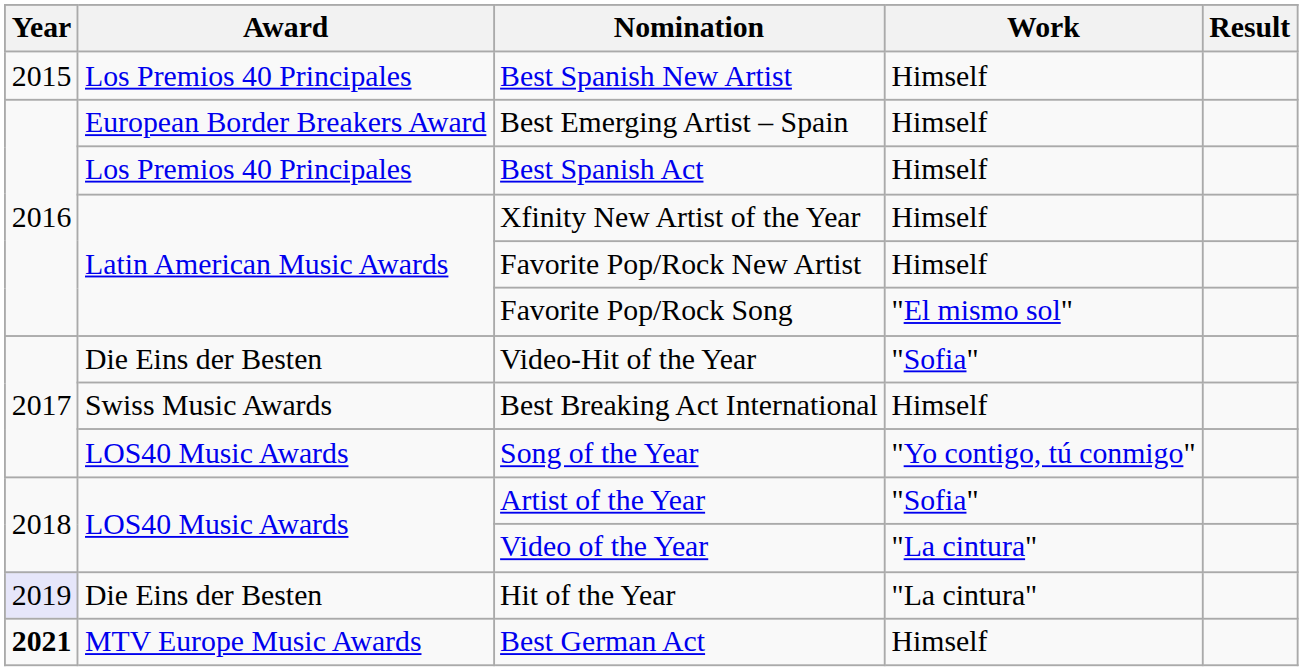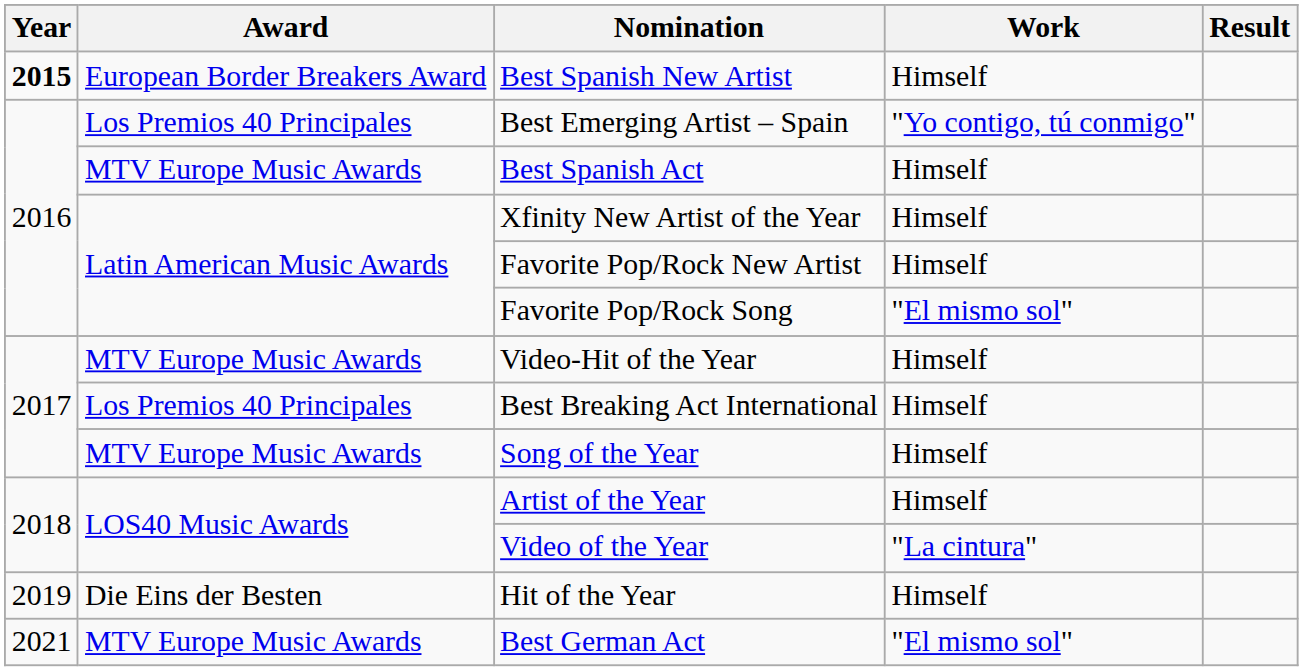(42, 75) normal -> (42, 75) bold
(248, 75) Los Premios 40 Principales -> (286, 75) European Border Breakers Award
(286, 122) European Border Breakers Award -> (248, 122) Los Premios 40 Principales
(939, 122) Himself -> (1044, 122) "Yo contigo, tú conmigo"
(248, 169) Los Premios 40 Principales -> (253, 169) MTV Europe Music Awards
(204, 358) Die Eins der Besten -> (253, 358) MTV Europe Music Awards
(935, 358) "Sofia" -> (939, 358) Himself
(208, 405) Swiss Music Awards -> (248, 405) Los Premios 40 Principales
(217, 452) LOS40 Music Awards -> (253, 452) MTV Europe Music Awards
(1044, 452) "Yo contigo, tú conmigo" -> (939, 452) Himself
(935, 500) "Sofia" -> (939, 500) Himself
(42, 594) lavender background -> (42, 594) no background
(964, 594) "La cintura" -> (939, 594) Himself
(42, 641) bold -> (42, 641) normal
(939, 641) Himself -> (982, 641) "El mismo sol"
